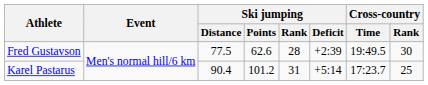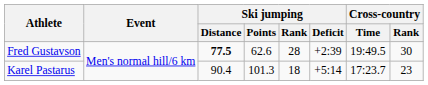(221, 51) normal -> (221, 51) bold
(261, 71) 101.2 -> (261, 71) 101.3
(294, 71) 31 -> (294, 71) 18
(406, 71) 25 -> (406, 71) 23
